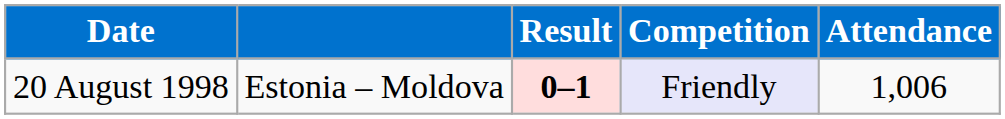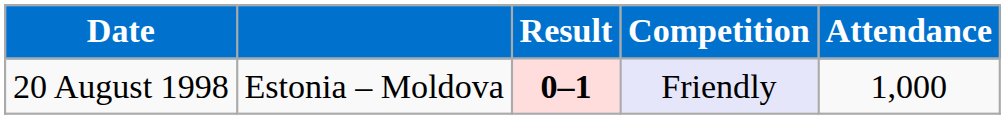(909, 85) 1,006 -> (909, 85) 1,000
